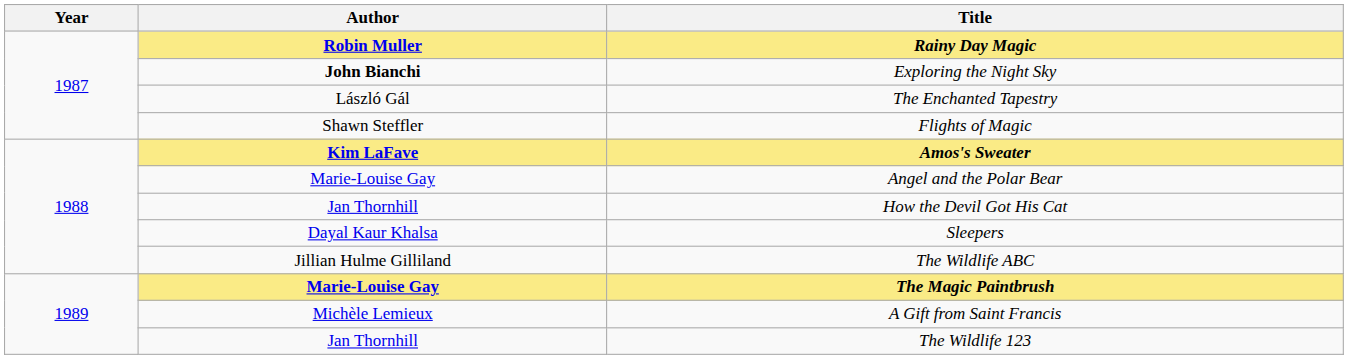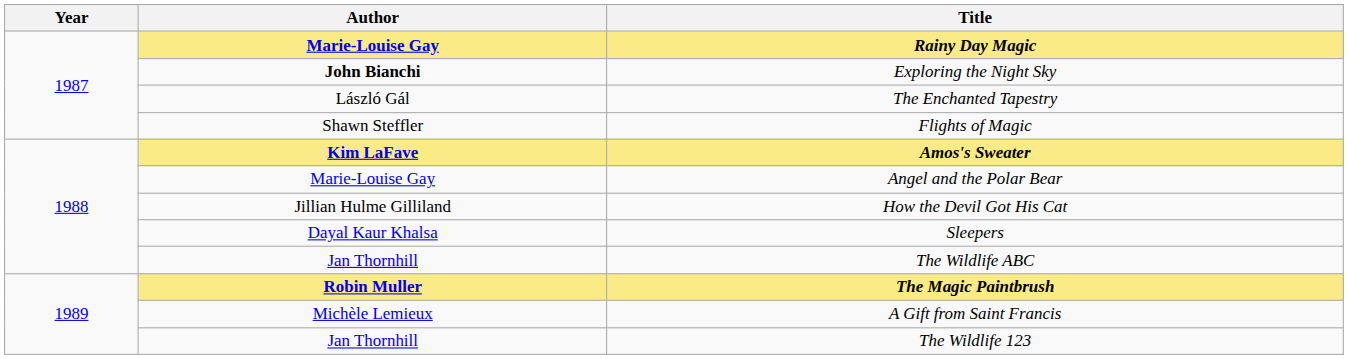(373, 44) Robin Muller -> (373, 44) Marie-Louise Gay
(373, 206) Jan Thornhill -> (373, 206) Jillian Hulme Gilliland
(373, 260) Jillian Hulme Gilliland -> (373, 260) Jan Thornhill
(373, 286) Marie-Louise Gay -> (373, 286) Robin Muller
